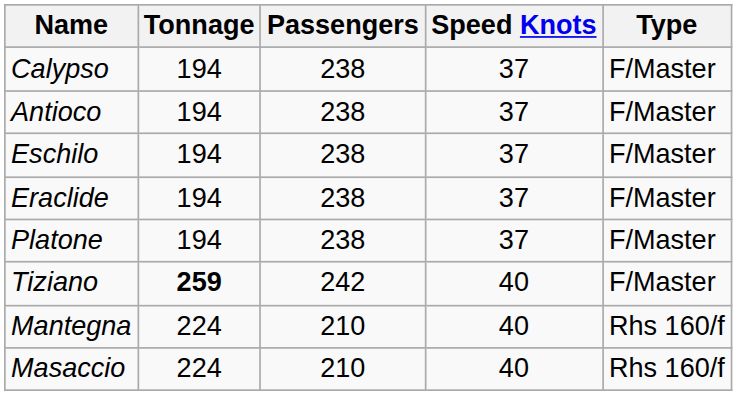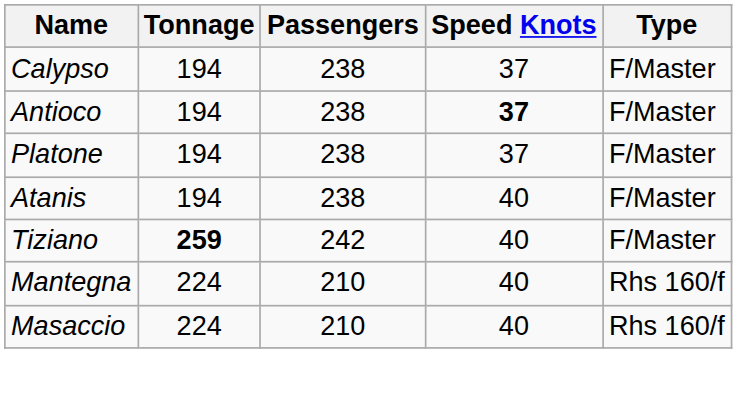(514, 111) normal -> (514, 111) bold
- row: (55, 154)
- row: (60, 197)
+ row: (49, 197)
